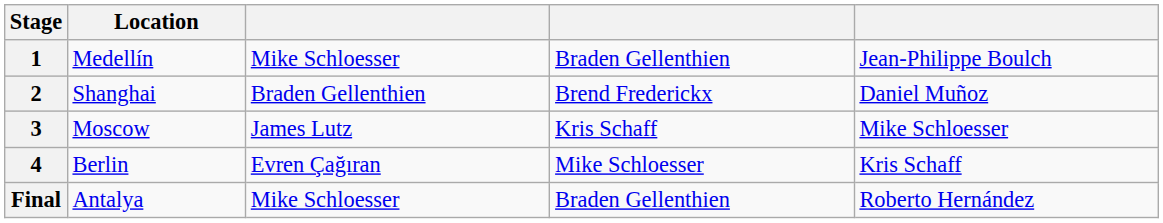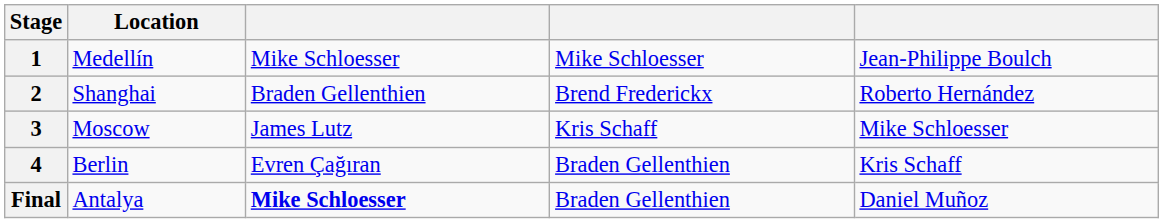(642, 57) Braden Gellenthien -> (629, 57) Mike Schloesser
(924, 93) Daniel Muñoz -> (947, 93) Roberto Hernández
(629, 164) Mike Schloesser -> (642, 164) Braden Gellenthien
(325, 199) normal -> (328, 199) bold
(947, 199) Roberto Hernández -> (924, 199) Daniel Muñoz
